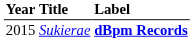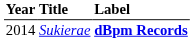(21, 30) 2015 -> (21, 30) 2014
